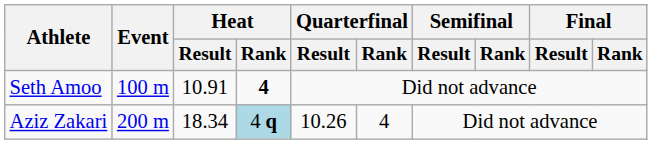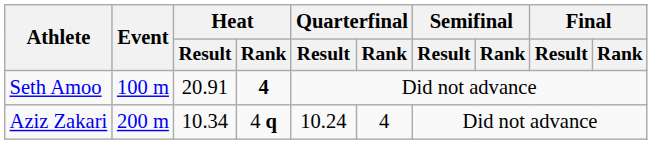(205, 87) 10.91 -> (205, 87) 20.91
(205, 121) 18.34 -> (205, 121) 10.34
(264, 121) lightblue background -> (264, 121) no background
(323, 121) 10.26 -> (323, 121) 10.24
